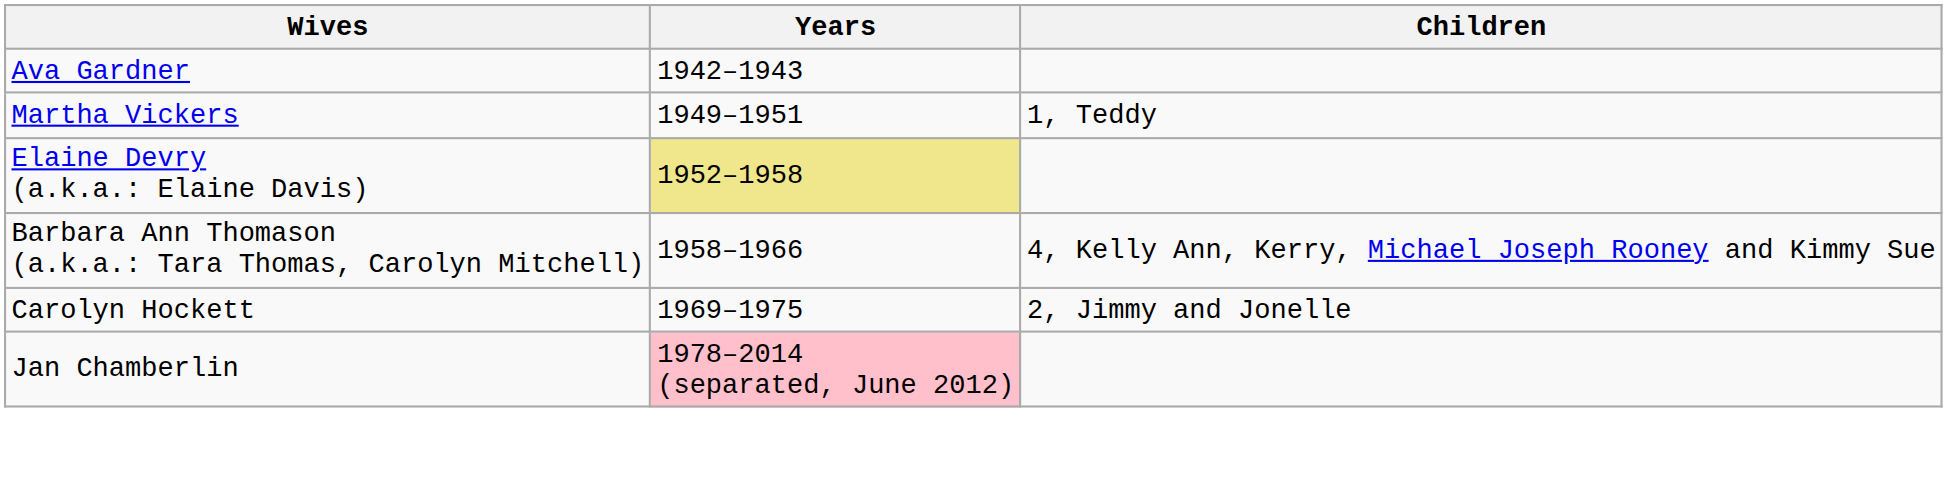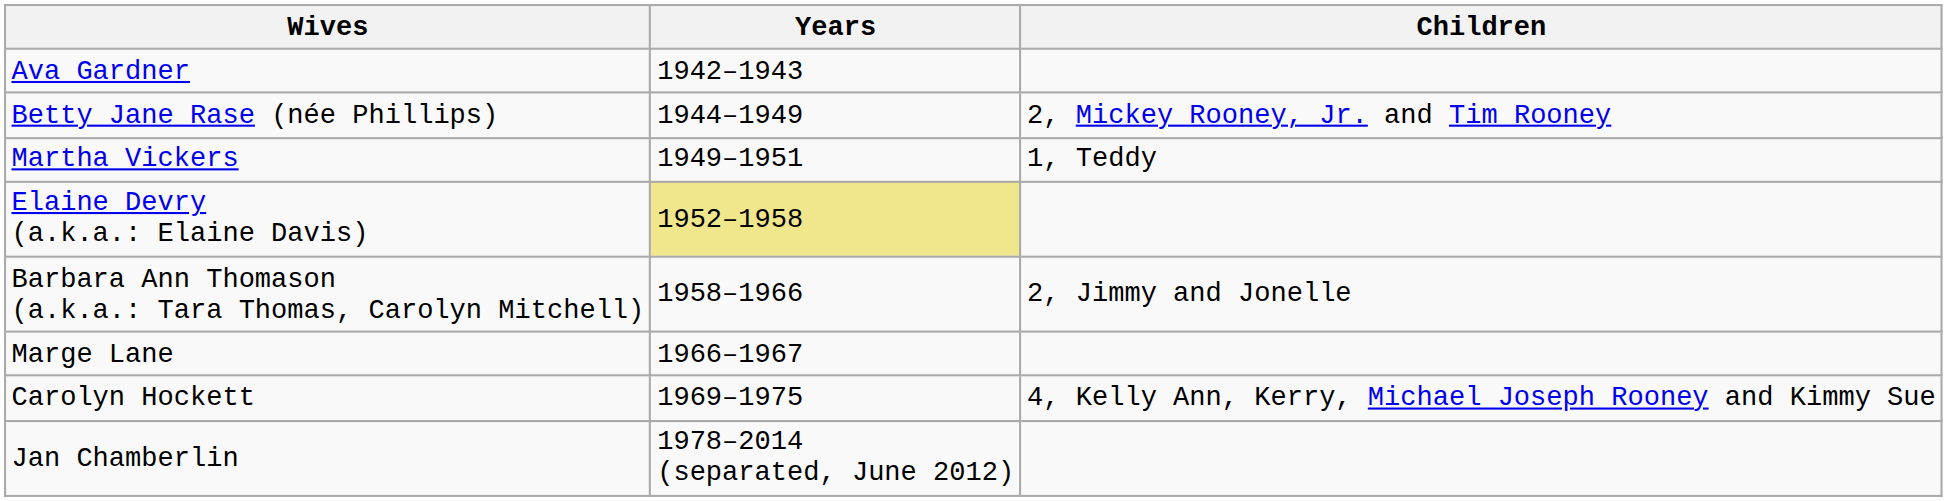+ row: (255, 115)
(1481, 250) 4, Kelly Ann, Kerry, Michael Joseph Rooney and Kimmy Sue -> (1189, 294) 2, Jimmy and Jonelle
+ row: (93, 354)
(1189, 310) 2, Jimmy and Jonelle -> (1481, 398) 4, Kelly Ann, Kerry, Michael Joseph Rooney and Kimmy Sue
(836, 369) pink background -> (836, 458) no background
